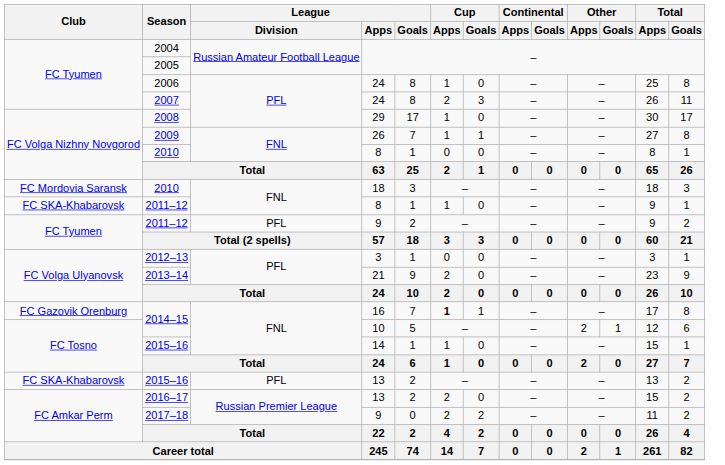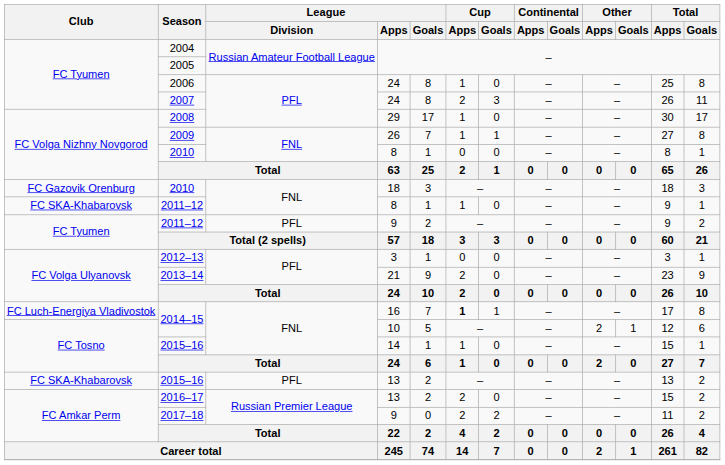(73, 188) FC Mordovia Saransk -> (81, 188) FC Gazovik Orenburg
(73, 310) FC Gazovik Orenburg -> (81, 310) FC Luch-Energiya Vladivostok
